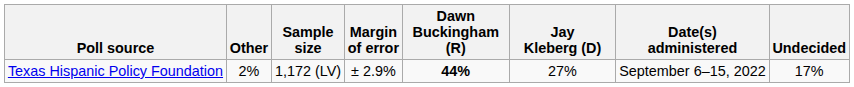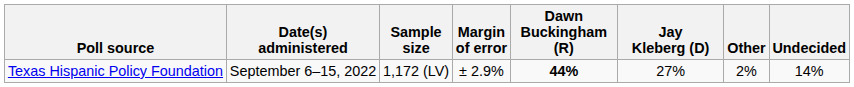columns swapped: (692, 40) <-> (249, 48)
(809, 71) 17% -> (809, 71) 14%
